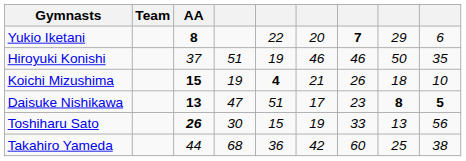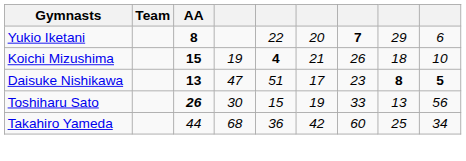- row: (57, 59)
(440, 145) 38 -> (440, 124) 34
